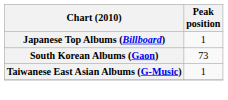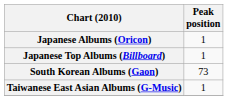+ row: (94, 39)
